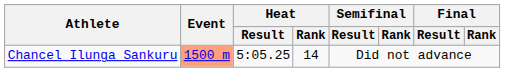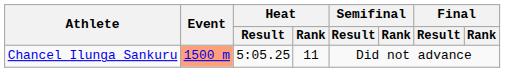(311, 56) 14 -> (311, 56) 11
